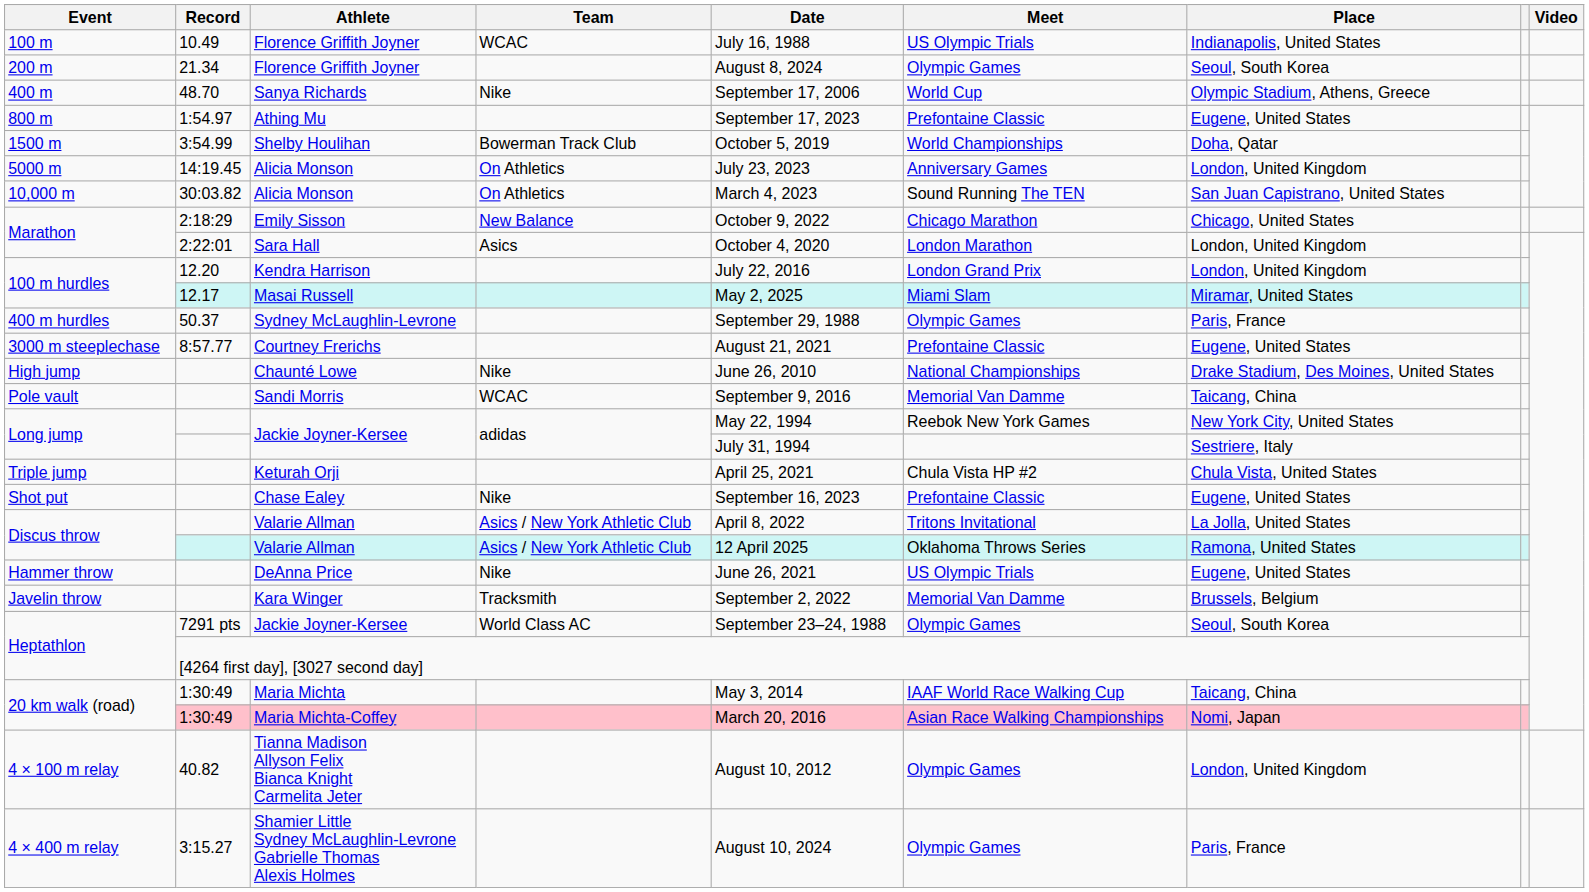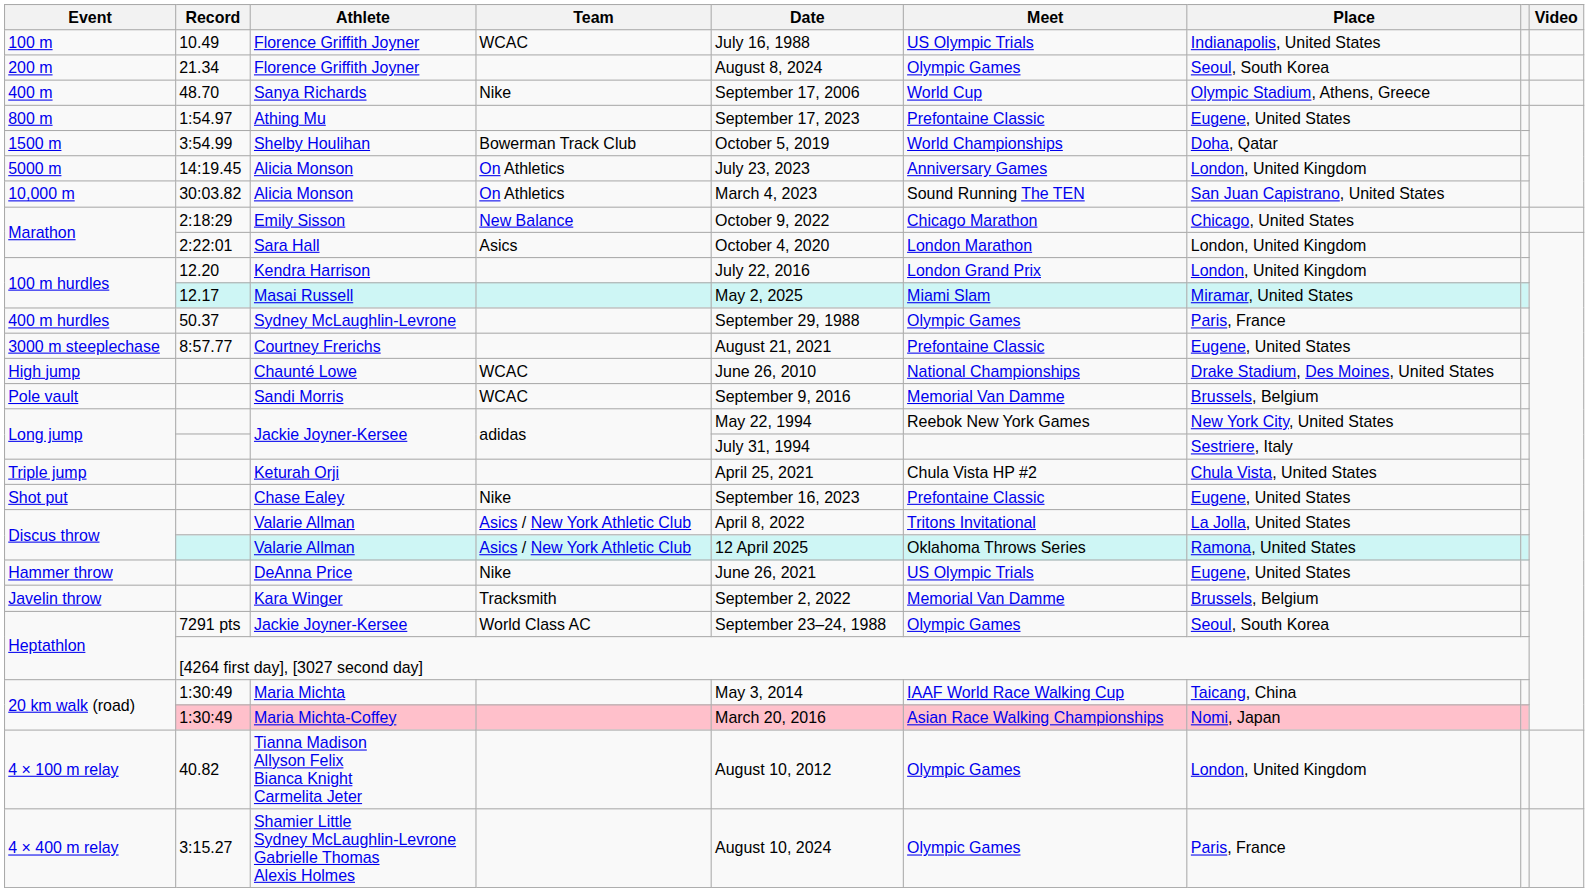(495, 371) Nike -> (504, 371) WCAC
(1244, 396) Taicang, China -> (1255, 396) Brussels, Belgium
